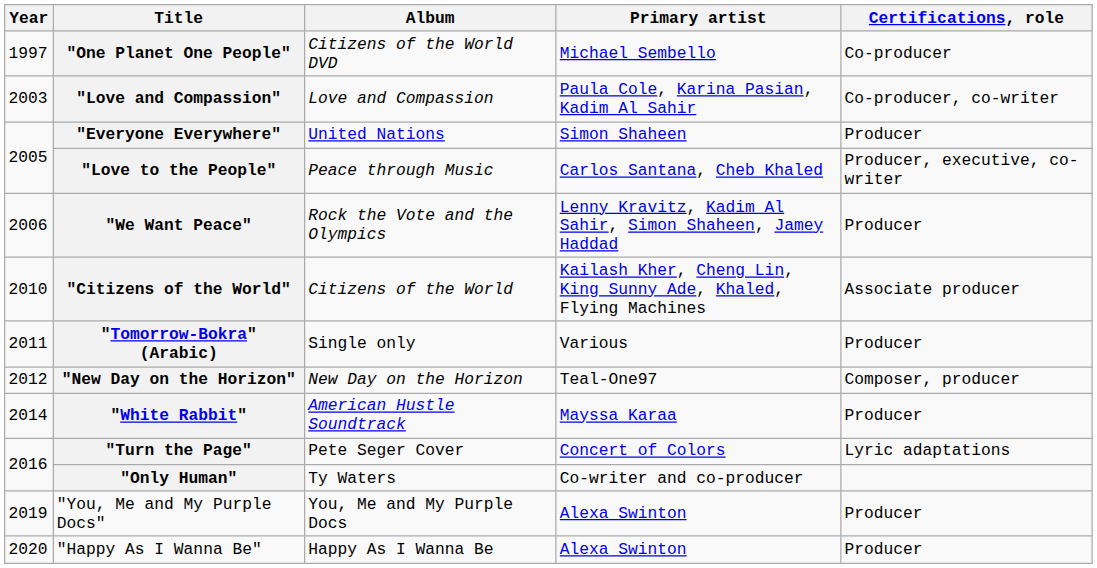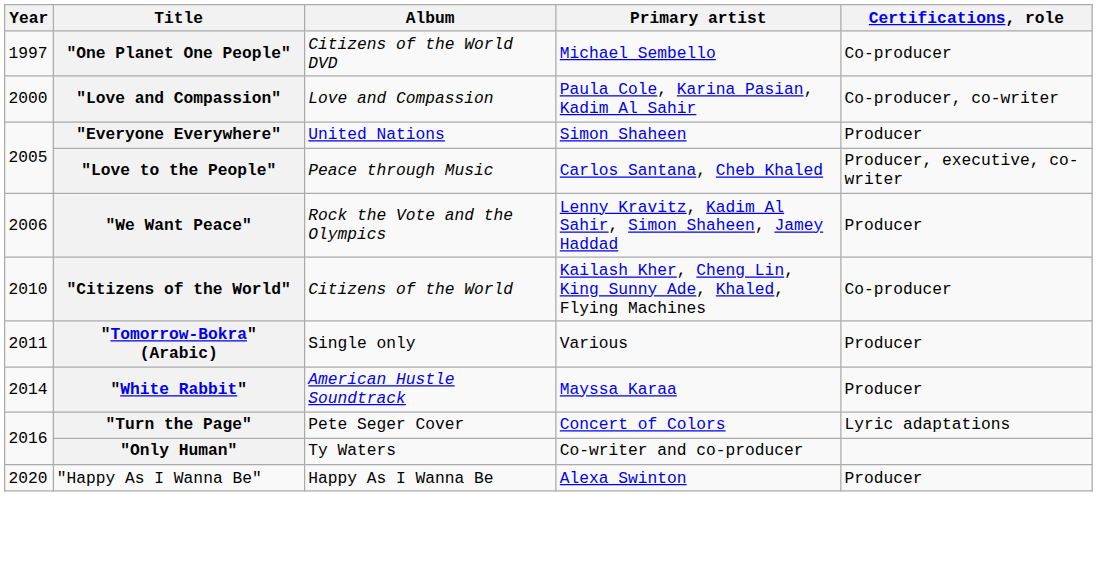(28, 99) 2003 -> (28, 99) 2000
(932, 289) Associate producer -> (898, 289) Co-producer
- row: (179, 380)
- row: (164, 514)
